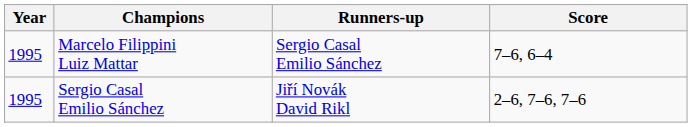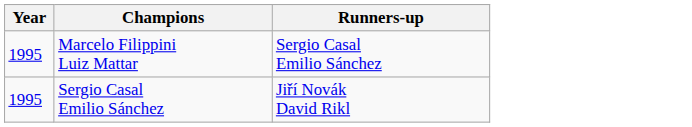- column: (588, 17)
